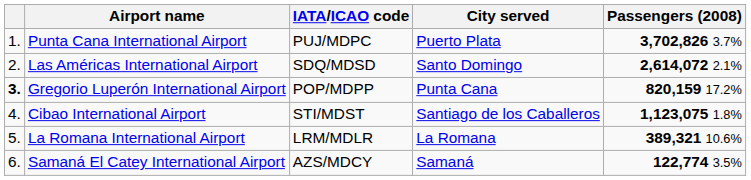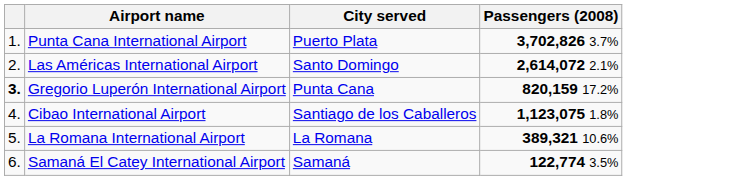- column: (351, 16)
